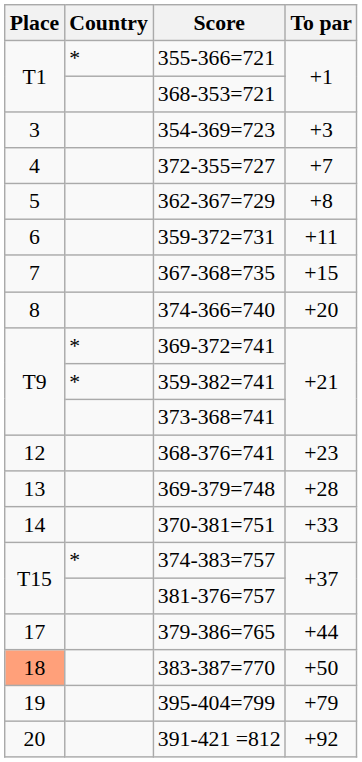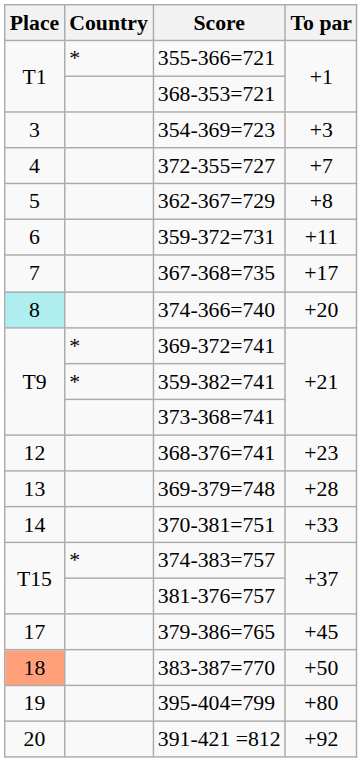(321, 273) +15 -> (321, 273) +17
(34, 309) no background -> (34, 309) paleturquoise background
(321, 631) +44 -> (321, 631) +45
(321, 703) +79 -> (321, 703) +80
